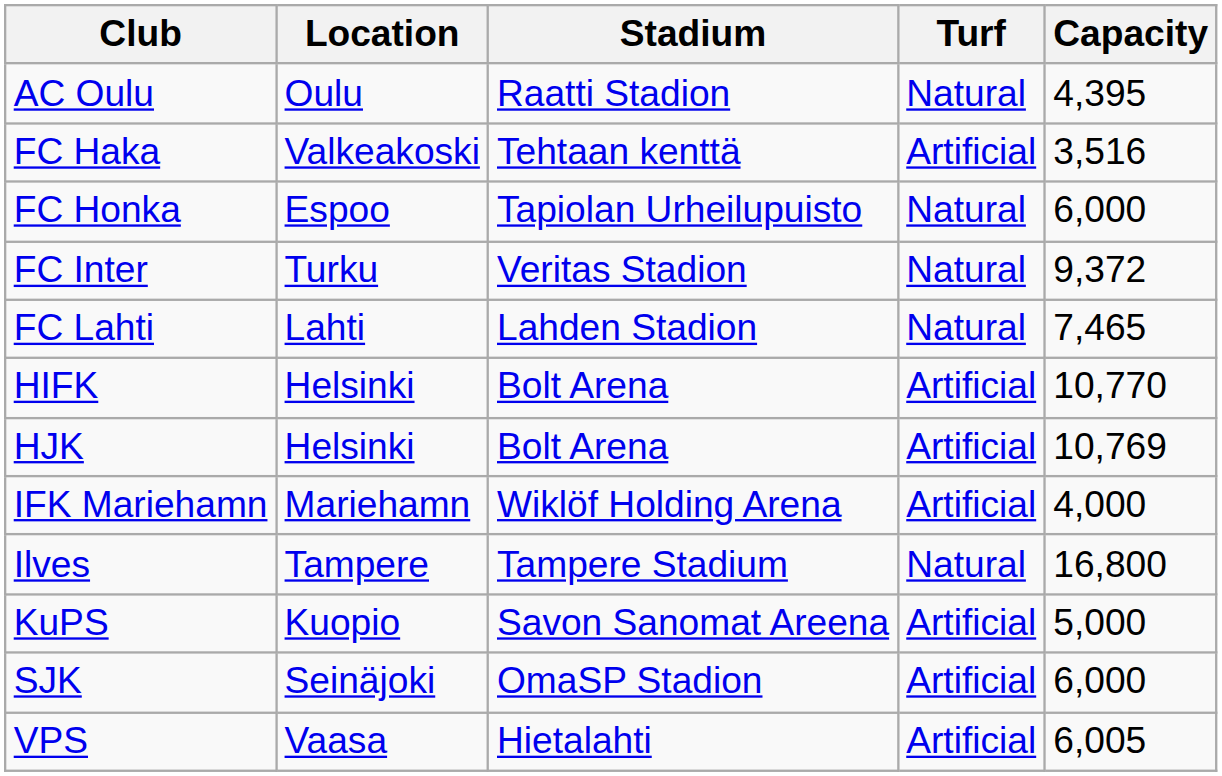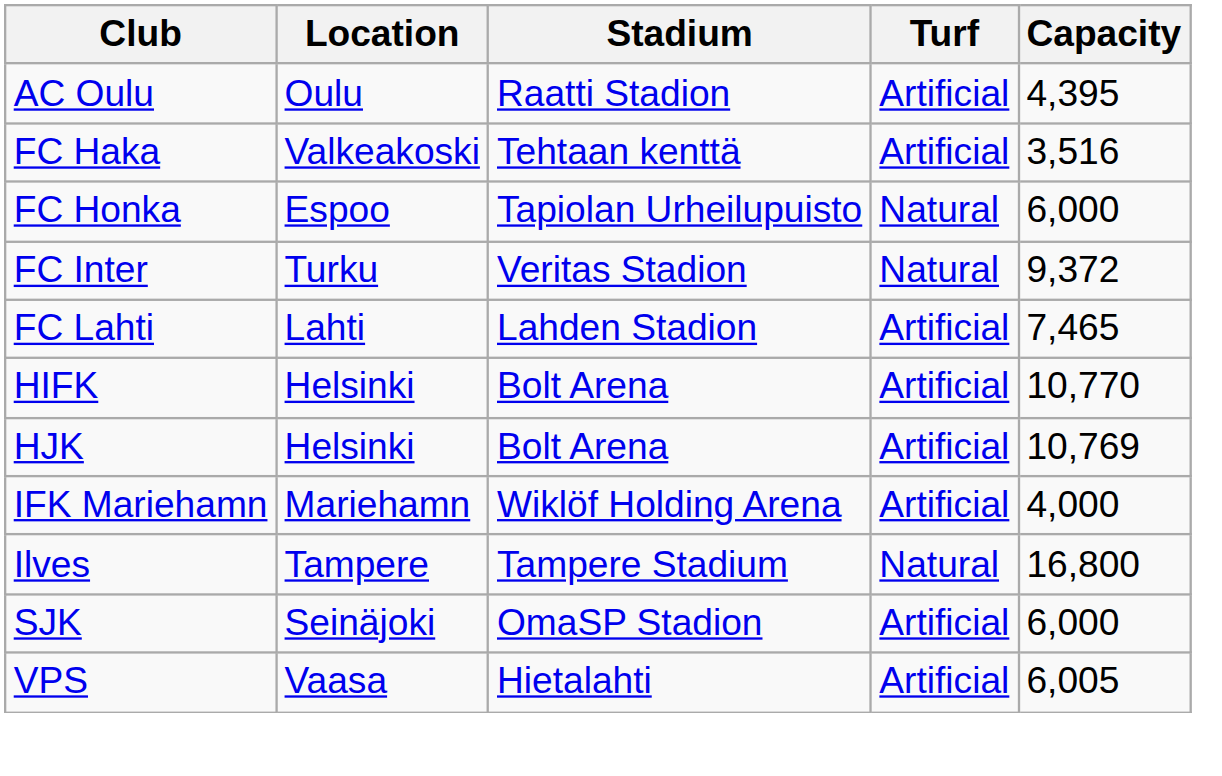(966, 92) Natural -> (944, 92) Artificial
(966, 328) Natural -> (944, 328) Artificial
- row: (61, 622)
